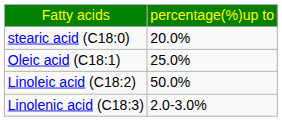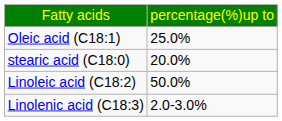rows swapped: (69, 37) <-> (64, 60)
